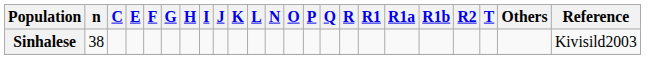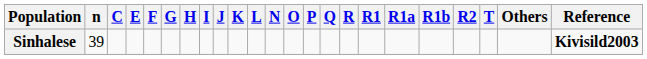(96, 41) 38 -> (96, 41) 39
(596, 41) normal -> (597, 41) bold
